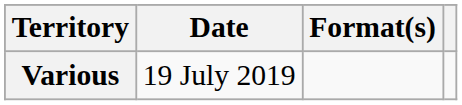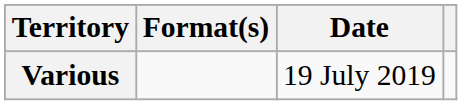columns swapped: (219, 27) <-> (373, 27)
